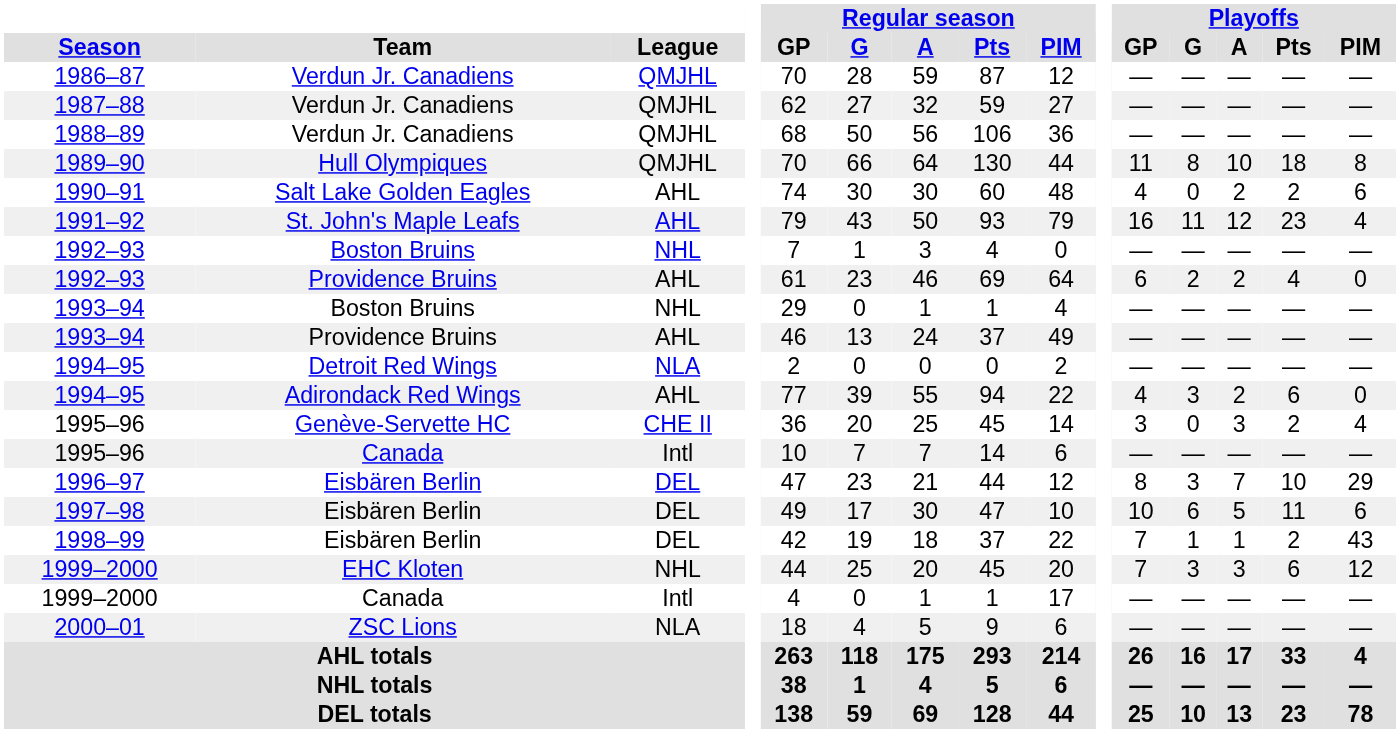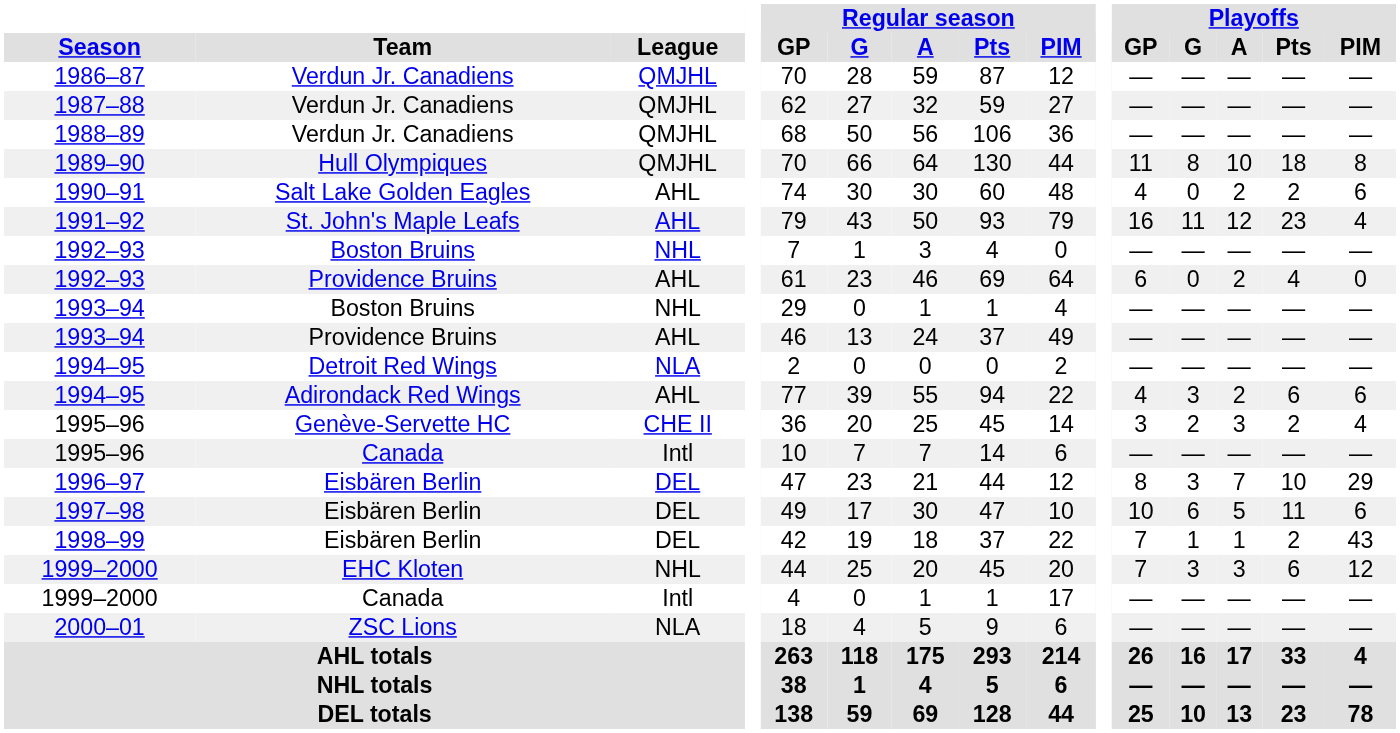(1193, 279) 2 -> (1193, 279) 0
(1360, 395) 0 -> (1360, 395) 6
(1193, 424) 0 -> (1193, 424) 2
